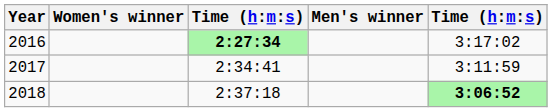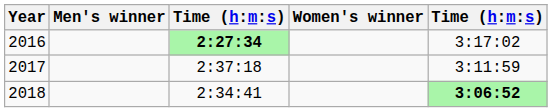columns swapped: (368, 17) <-> (119, 17)
(248, 68) 2:34:41 -> (229, 68) 2:37:18
(248, 94) 2:37:18 -> (229, 94) 2:34:41
